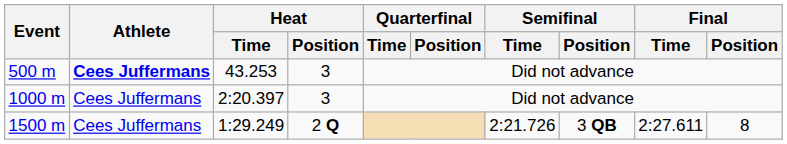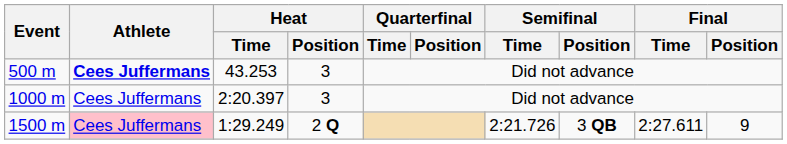(137, 126) no background -> (137, 126) pink background
(745, 126) 8 -> (745, 126) 9
